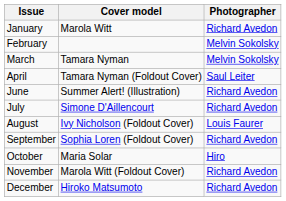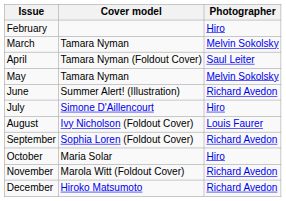- row: (25, 28)
(243, 44) Melvin Sokolsky -> (216, 28) Hiro
+ row: (16, 76)
(242, 108) Richard Avedon -> (216, 108) Hiro
